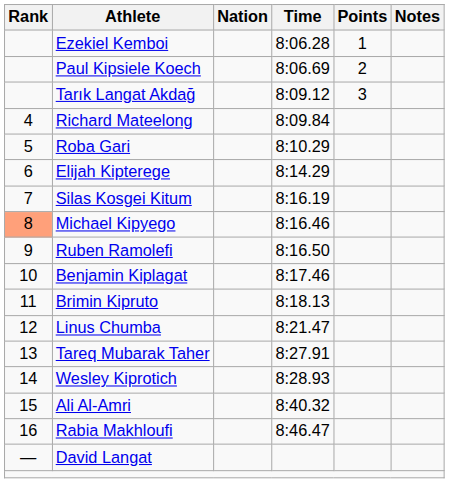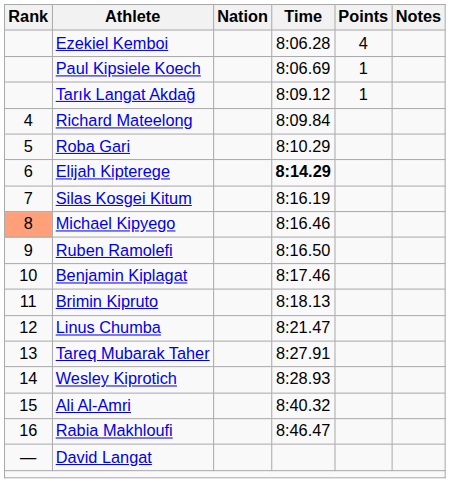(362, 43) 1 -> (363, 43) 4
(362, 69) 2 -> (363, 69) 1
(362, 95) 3 -> (363, 95) 1
(303, 172) normal -> (303, 172) bold
